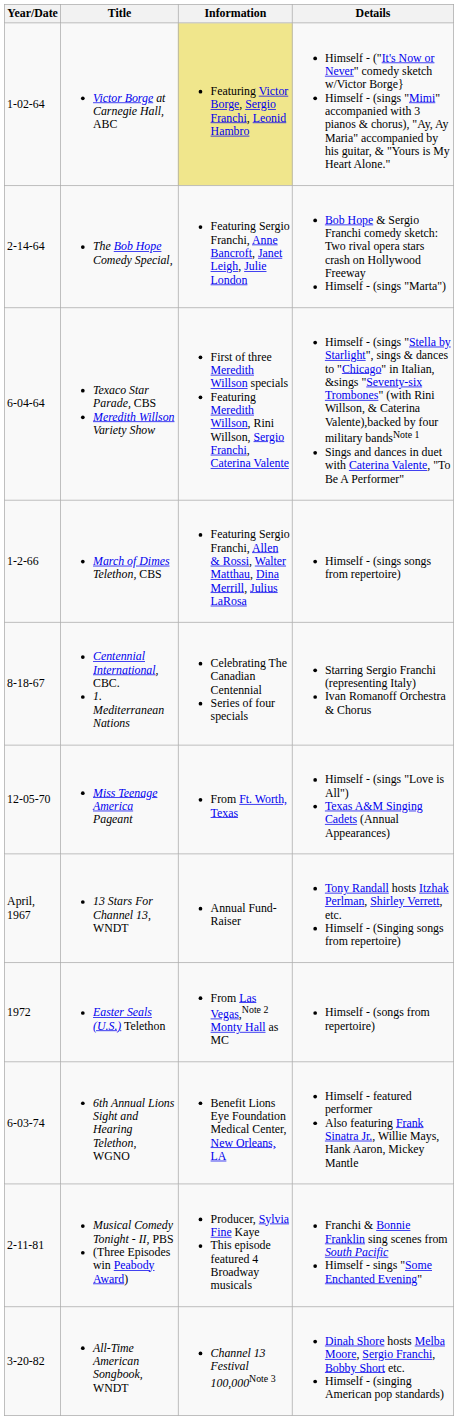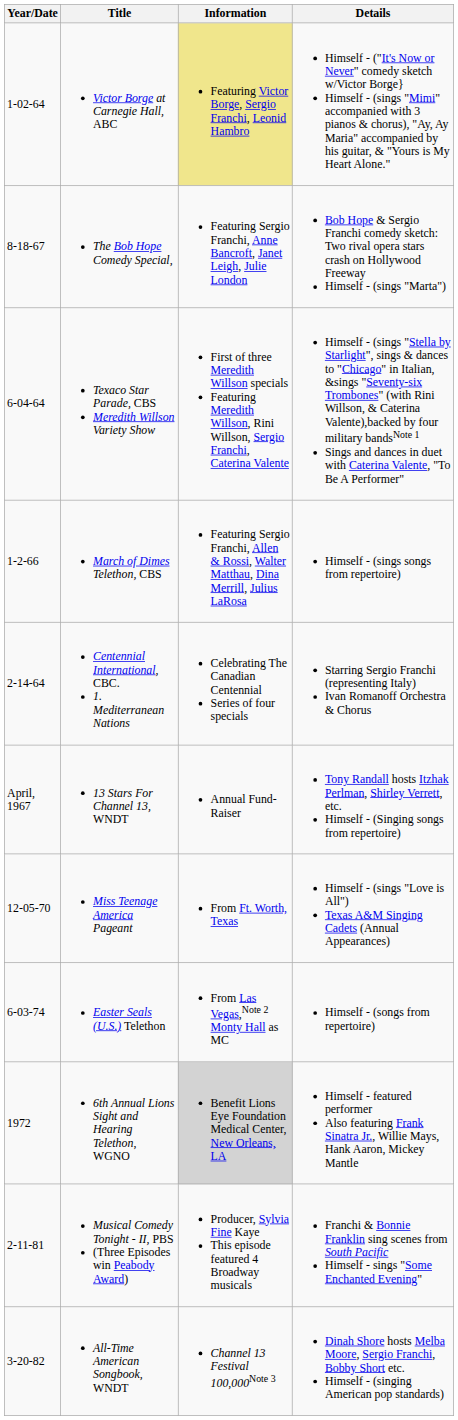(26, 246) 2-14-64 -> (26, 246) 8-18-67
(26, 683) 8-18-67 -> (26, 683) 2-14-64
rows swapped: (119, 915) <-> (119, 806)
(19, 1012) 1972 -> (26, 1012) 6-03-74
(26, 1123) 6-03-74 -> (19, 1123) 1972
(235, 1130) no background -> (235, 1130) lightgrey background
